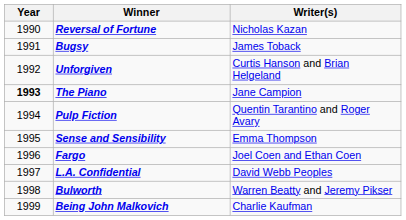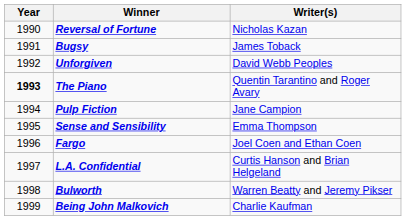(291, 70) Curtis Hanson and Brian Helgeland -> (282, 64) David Webb Peoples
(267, 93) Jane Campion -> (301, 87) Quentin Tarantino and Roger Avary
(301, 116) Quentin Tarantino and Roger Avary -> (267, 110) Jane Campion
(282, 173) David Webb Peoples -> (291, 167) Curtis Hanson and Brian Helgeland
